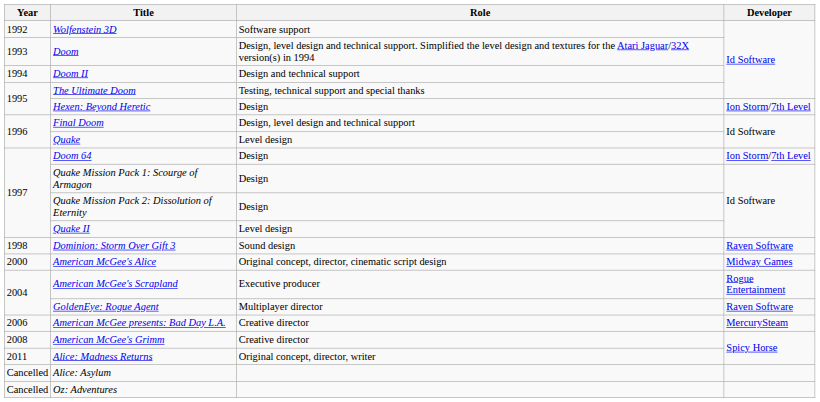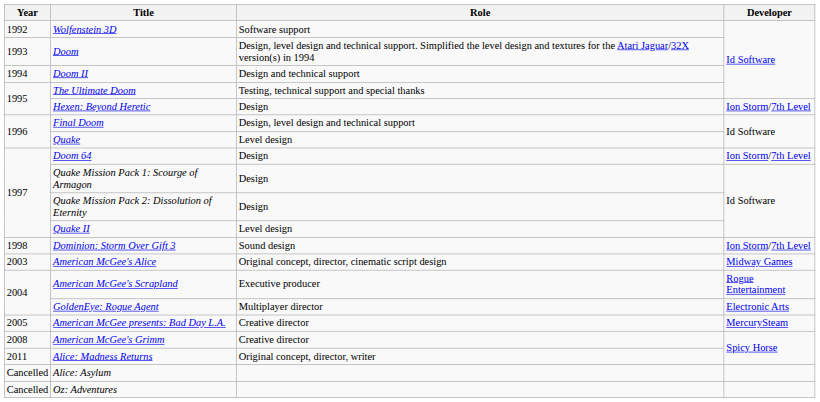(760, 245) Raven Software -> (769, 245) Ion Storm/7th Level
(17, 262) 2000 -> (17, 262) 2003
(760, 306) Raven Software -> (758, 306) Electronic Arts
(17, 323) 2006 -> (17, 323) 2005
